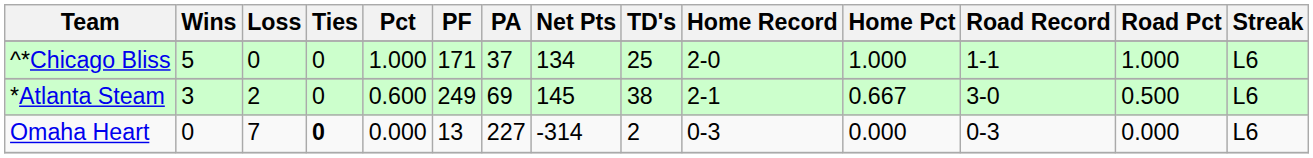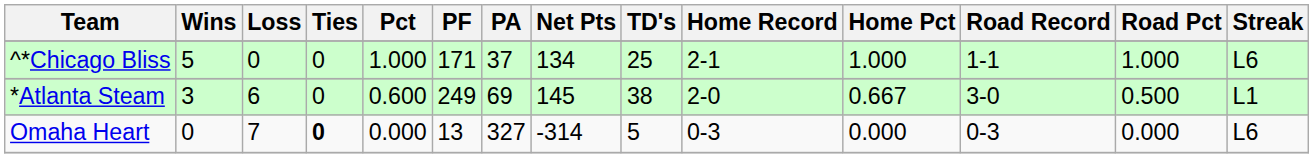(704, 59) 2-0 -> (704, 59) 2-1
(254, 96) 2 -> (254, 96) 6
(704, 96) 2-1 -> (704, 96) 2-0
(1245, 96) L6 -> (1245, 96) L1
(506, 133) 227 -> (506, 133) 327
(633, 133) 2 -> (633, 133) 5
